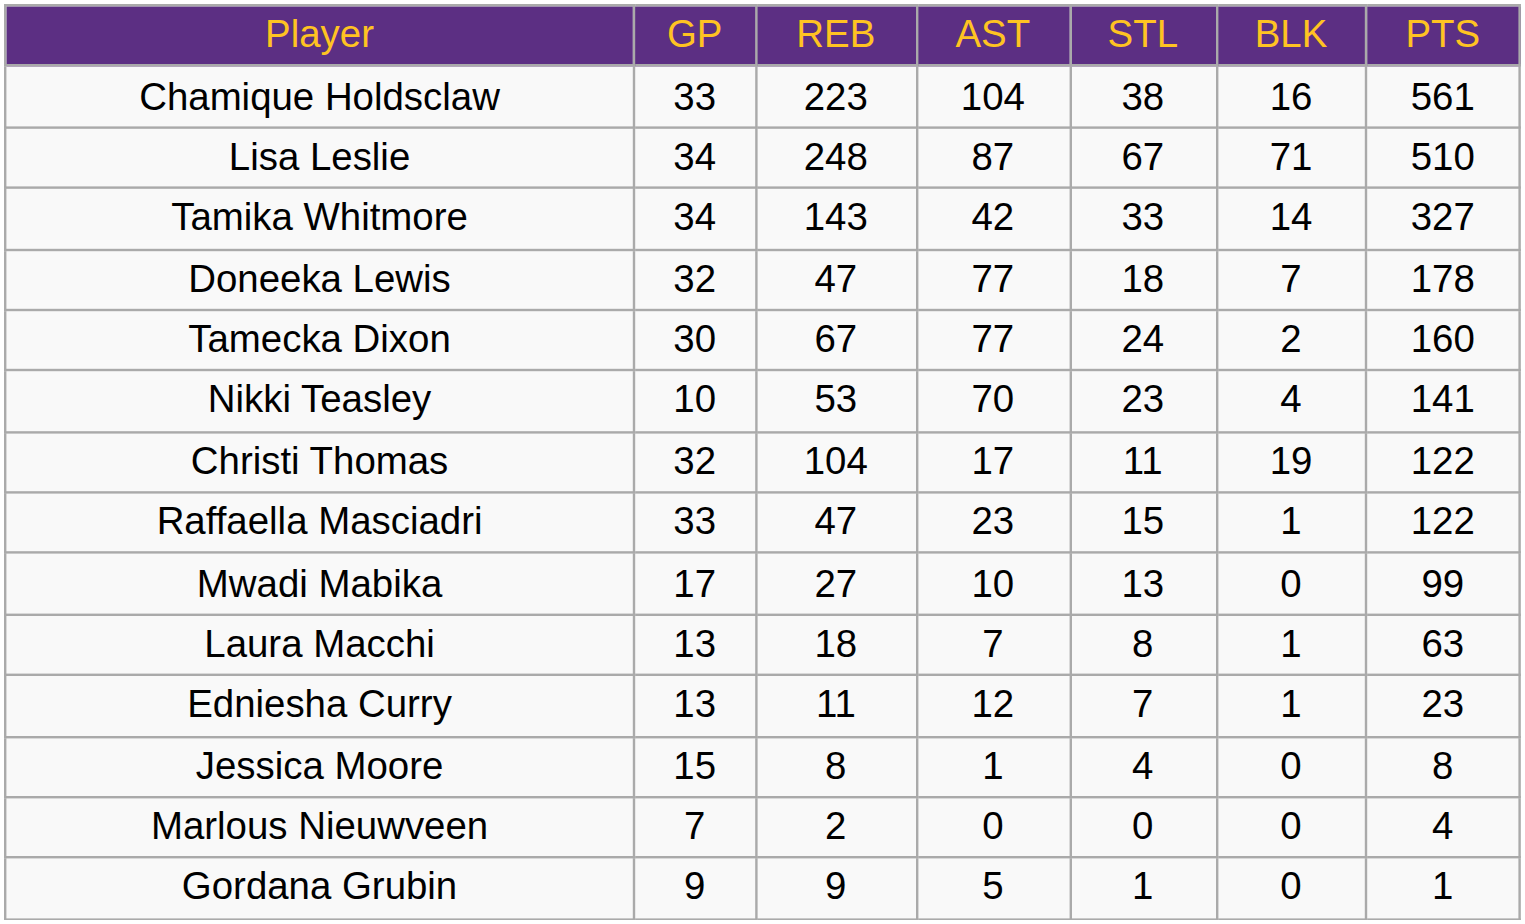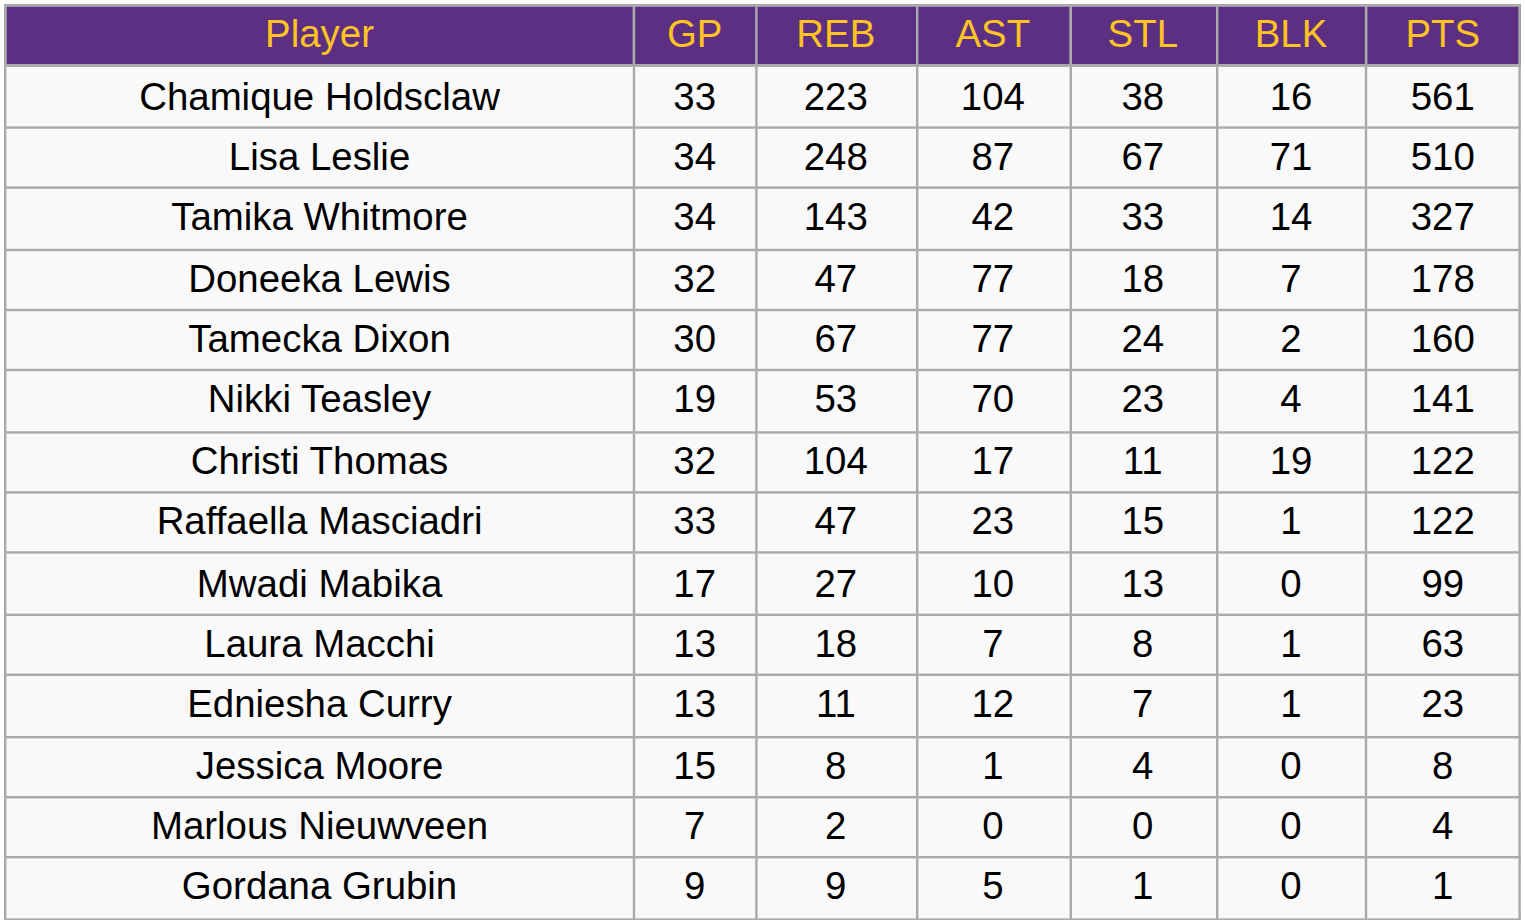(695, 400) 10 -> (695, 400) 19
